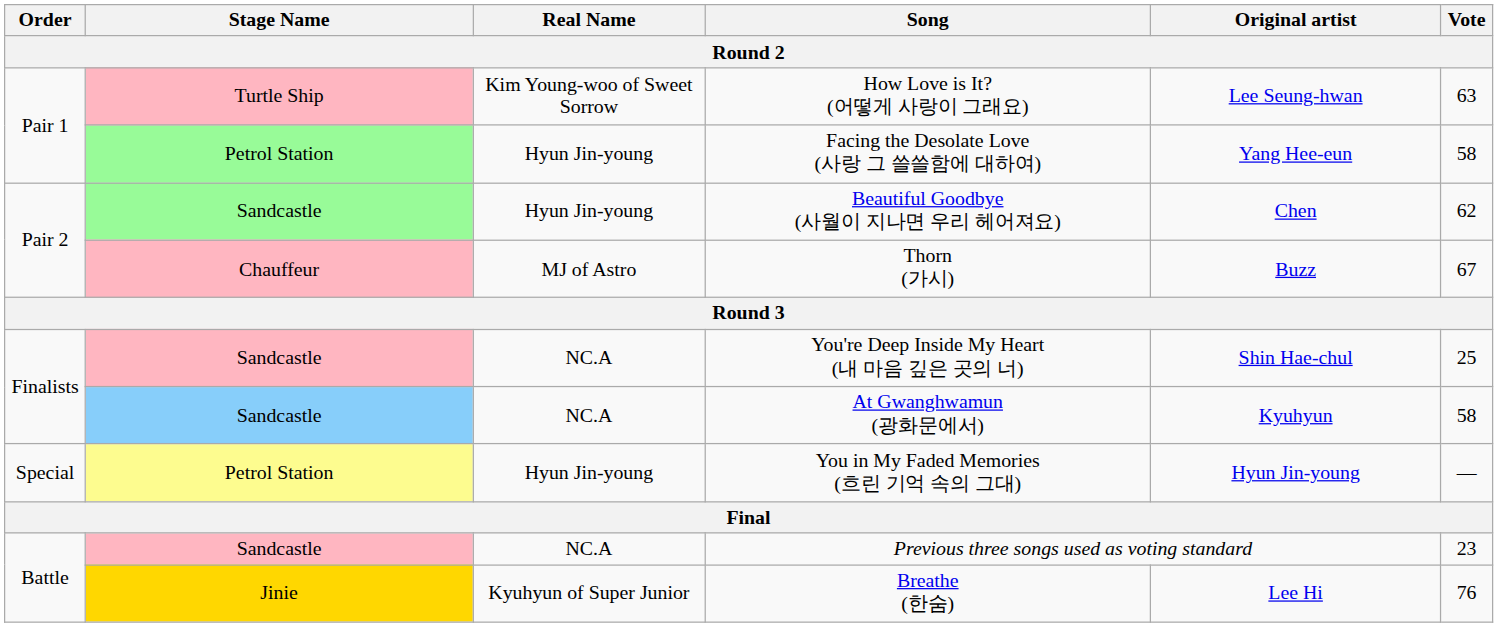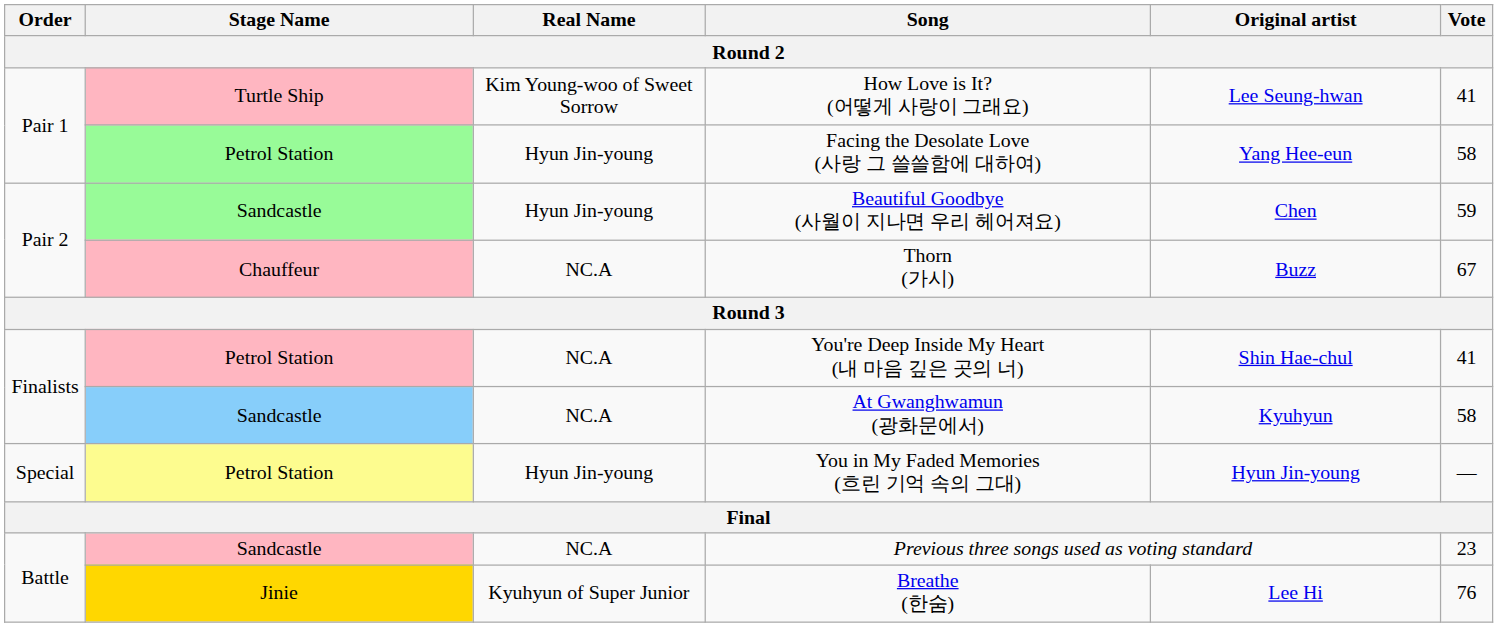(1467, 96) 63 -> (1467, 96) 41
(1467, 211) 62 -> (1467, 211) 59
(589, 268) MJ of Astro -> (589, 268) NC.A
(279, 357) Sandcastle -> (279, 357) Petrol Station
(1467, 357) 25 -> (1467, 357) 41
